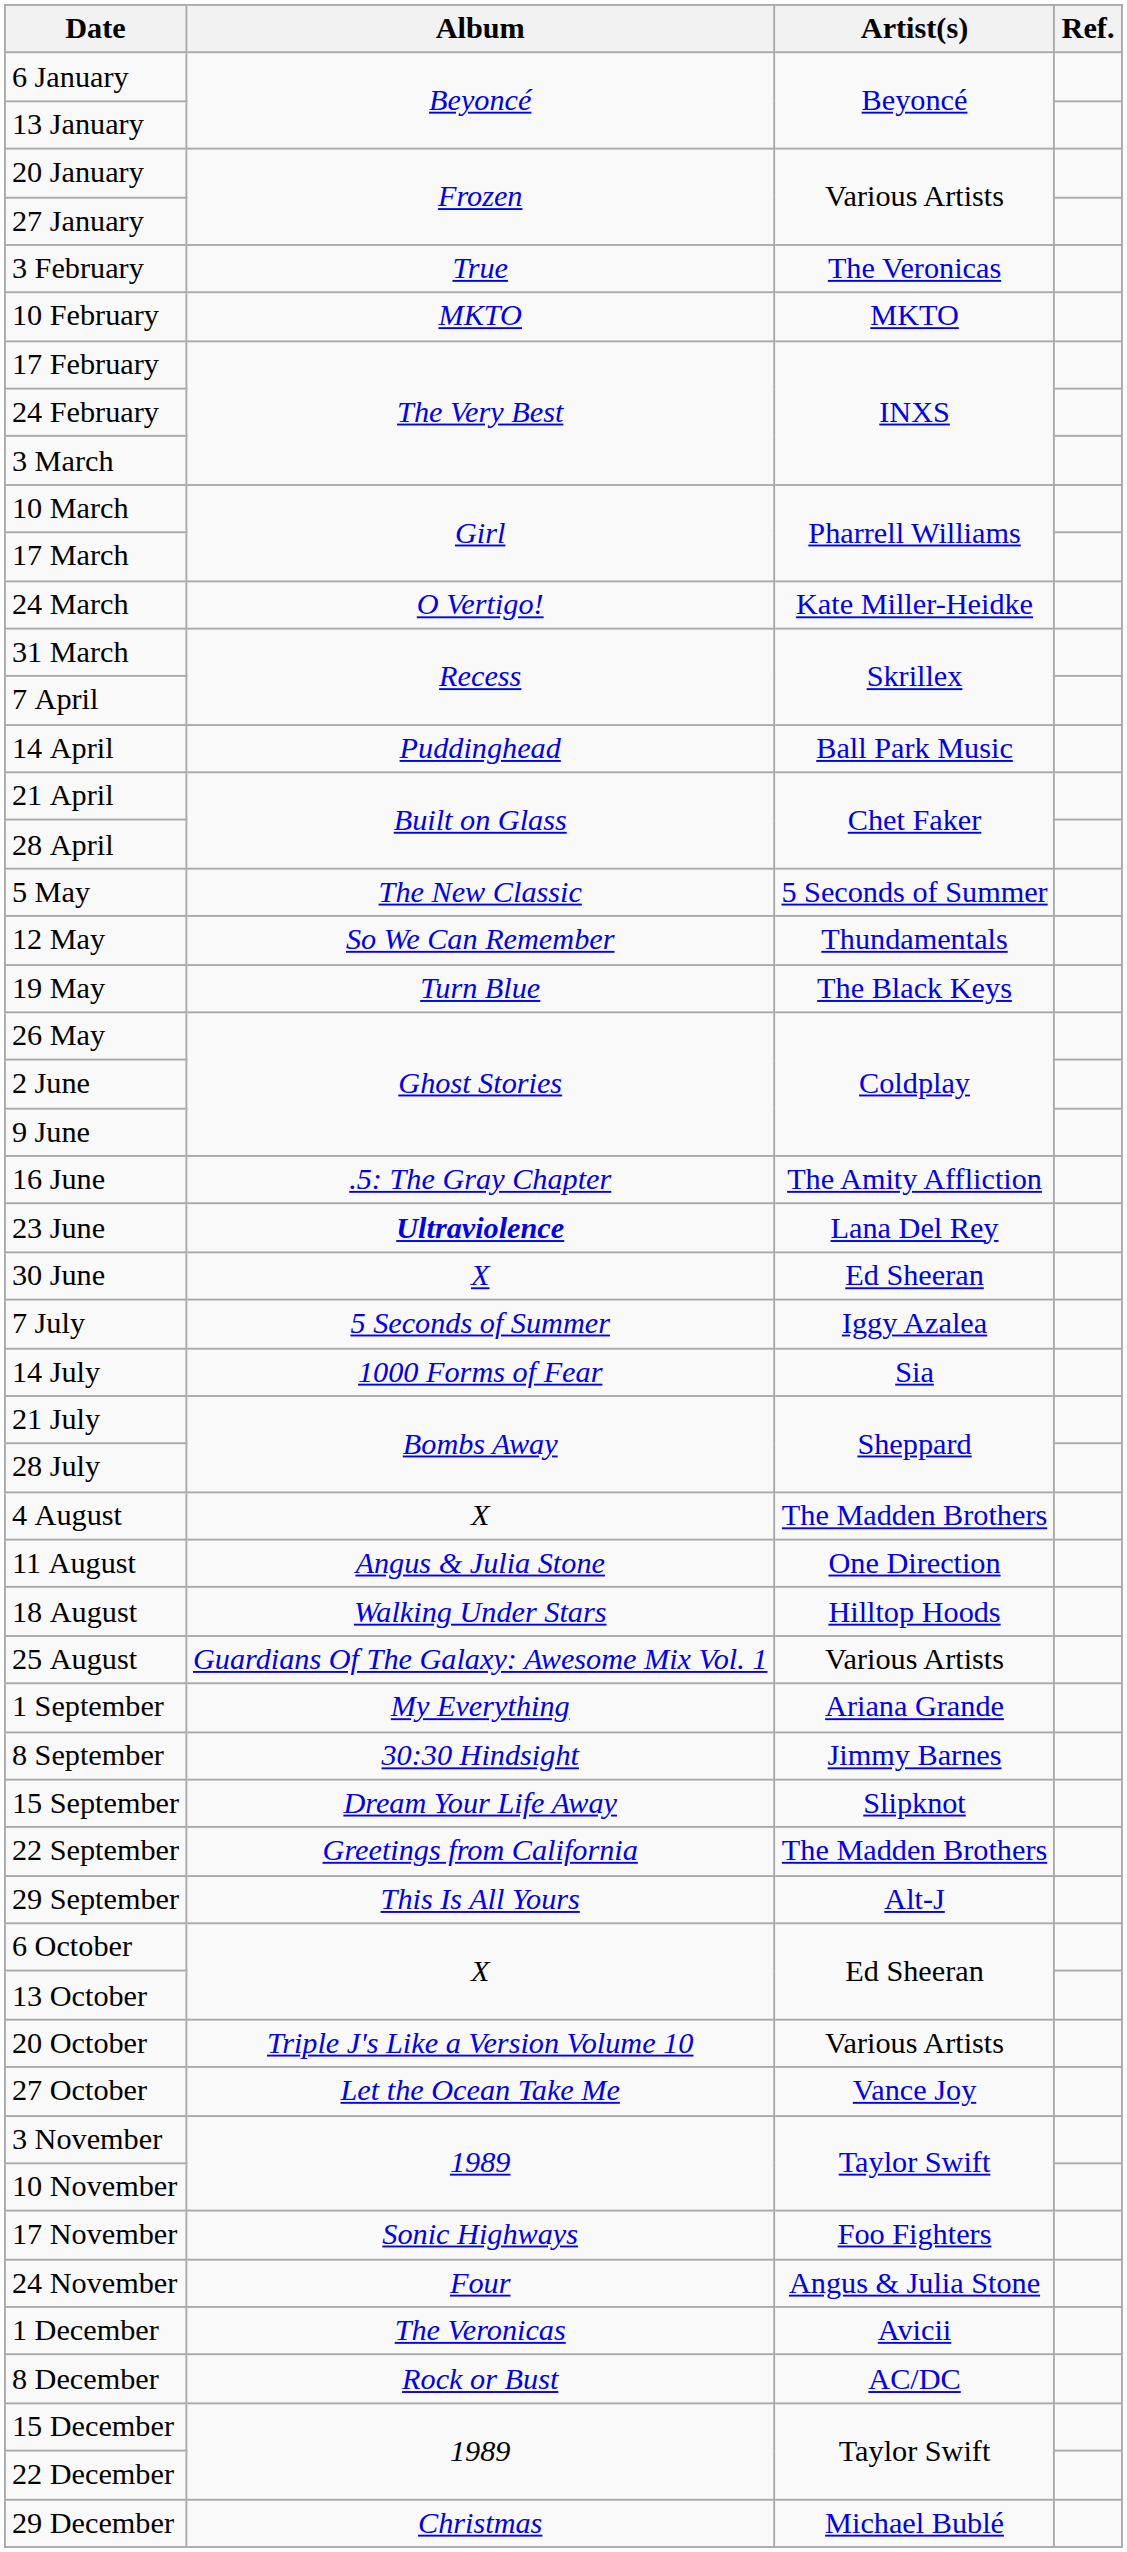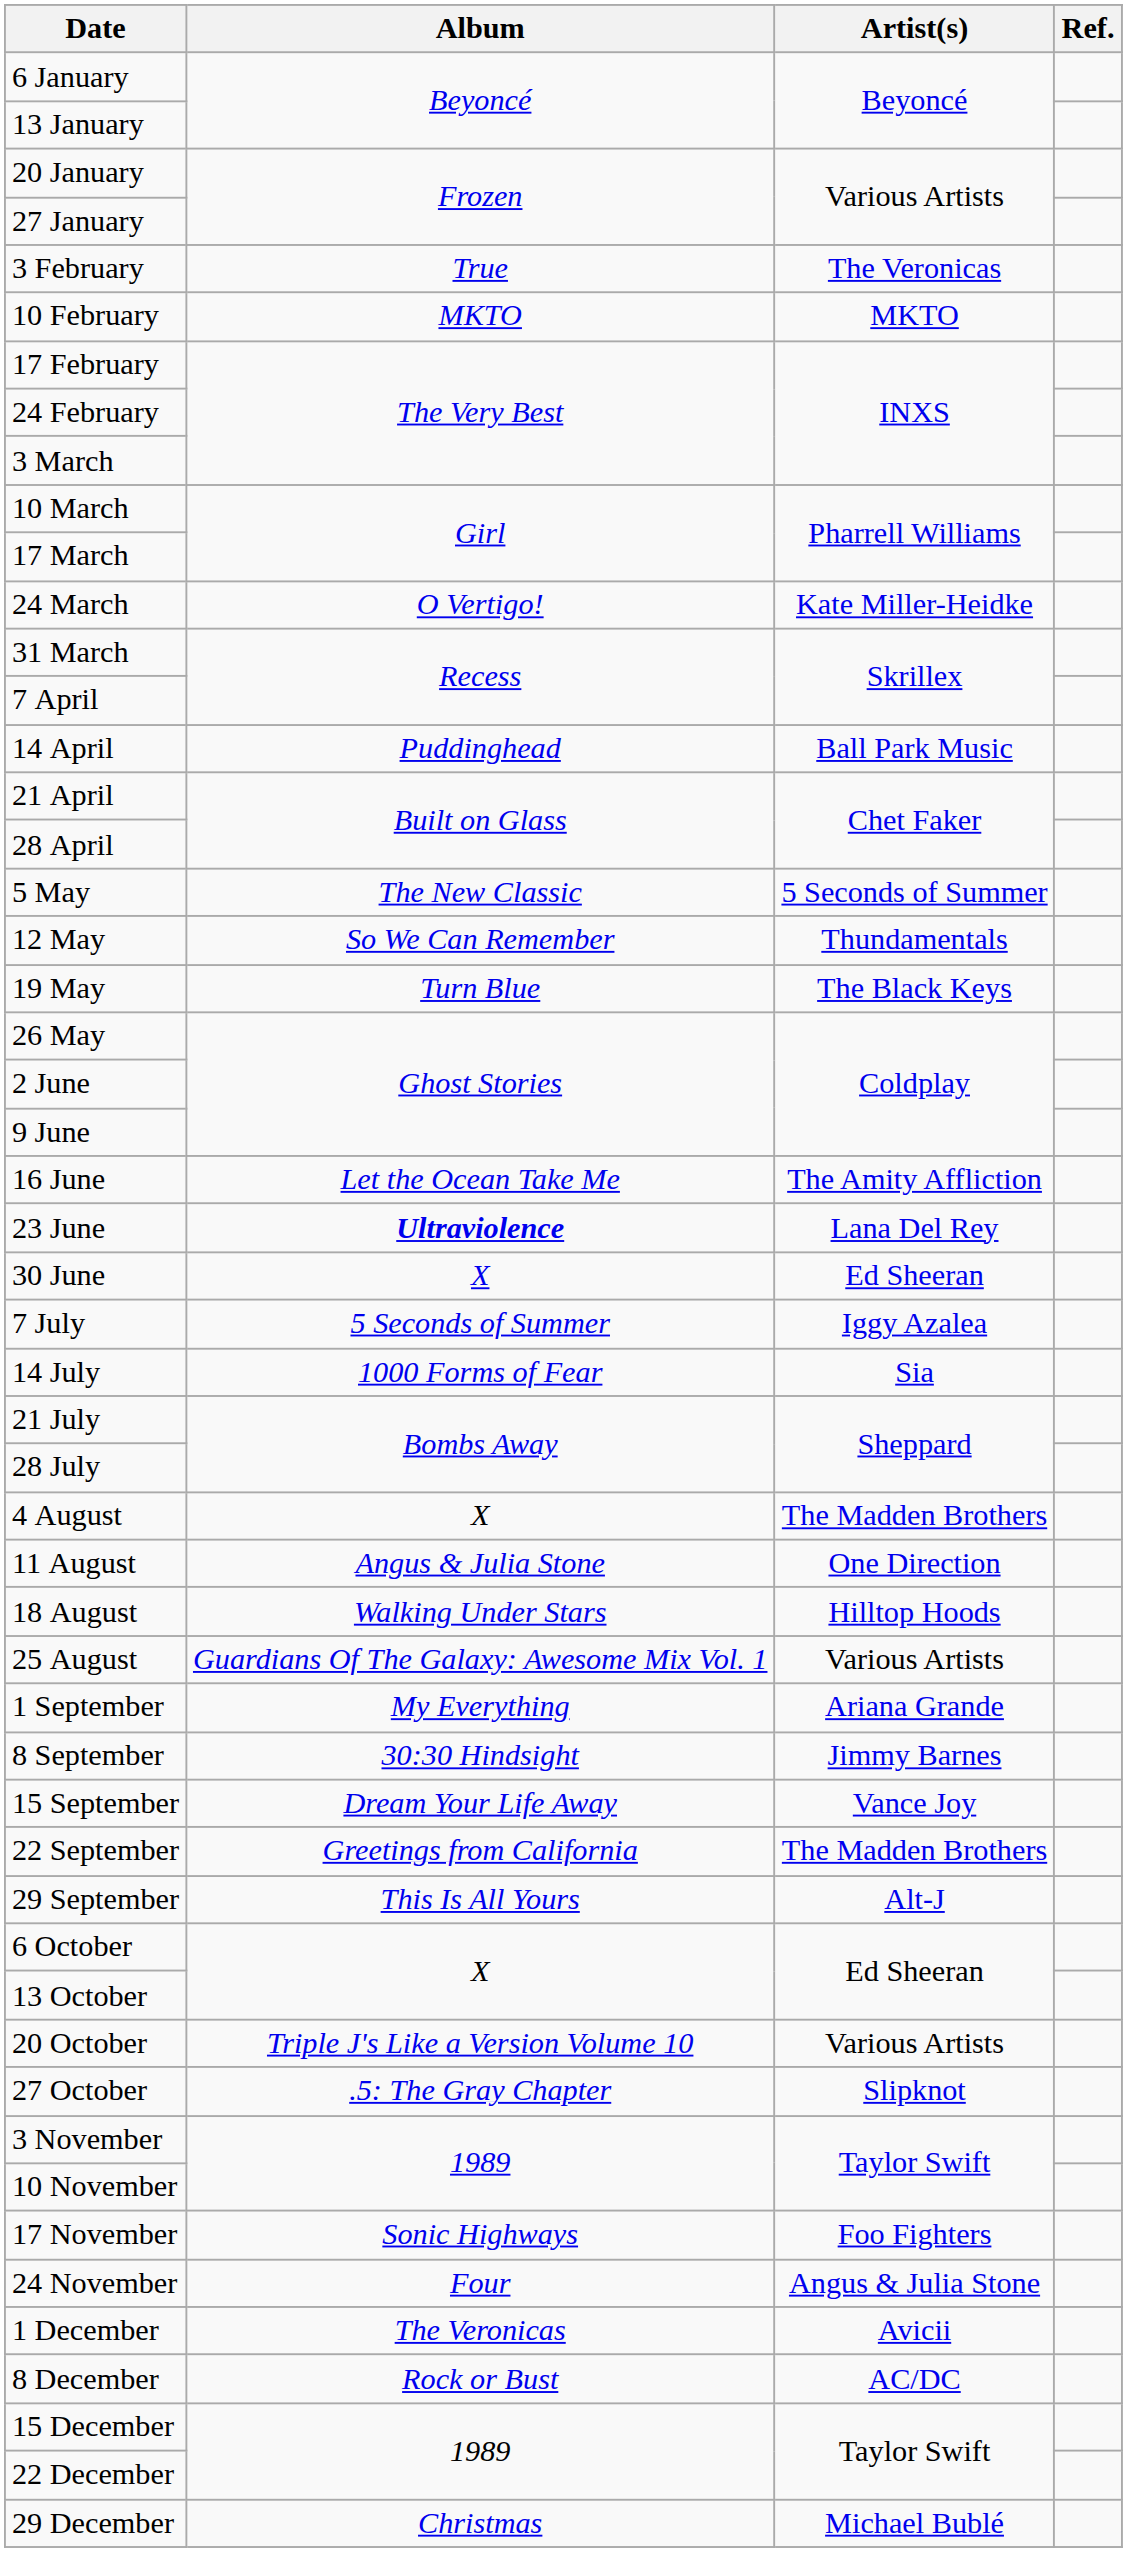(480, 1179) .5: The Gray Chapter -> (480, 1179) Let the Ocean Take Me
(915, 1802) Slipknot -> (915, 1802) Vance Joy
(480, 2090) Let the Ocean Take Me -> (480, 2090) .5: The Gray Chapter
(915, 2090) Vance Joy -> (915, 2090) Slipknot
